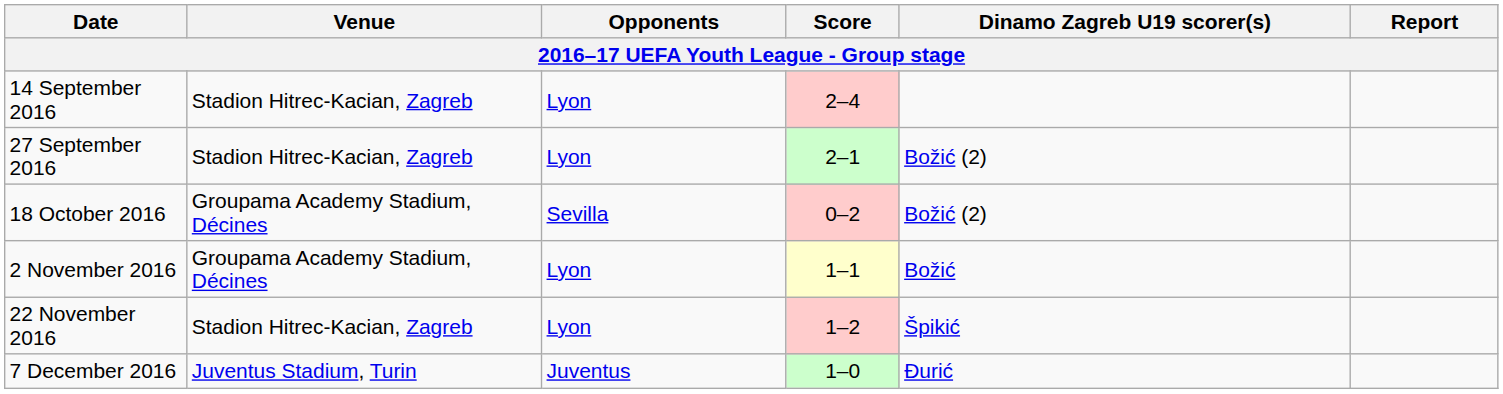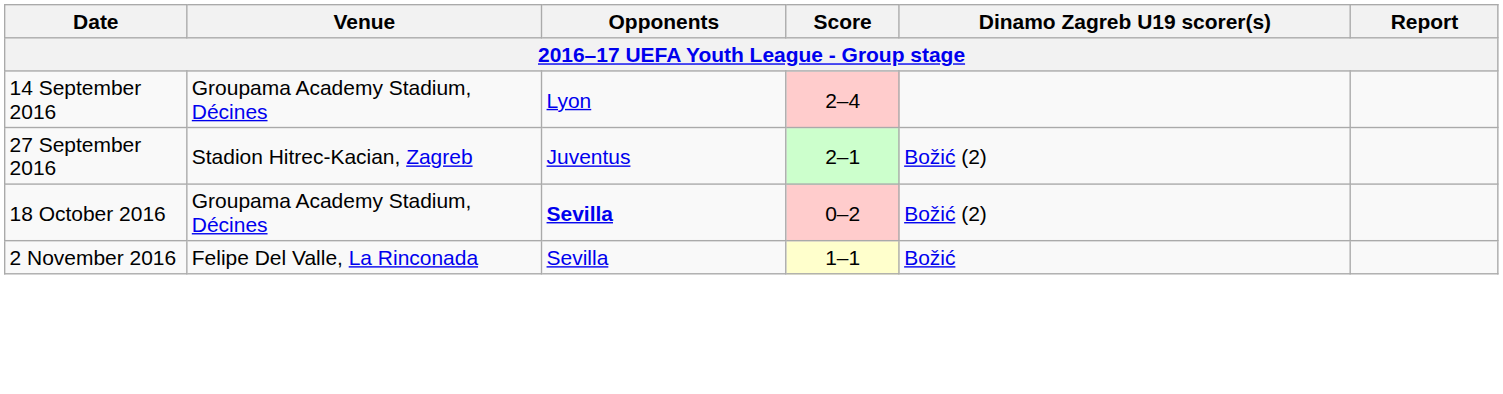(332, 100) Stadion Hitrec-Kacian, Zagreb -> (332, 100) Groupama Academy Stadium, Décines
(569, 156) Lyon -> (589, 156) Juventus
(577, 213) normal -> (580, 213) bold
(332, 270) Groupama Academy Stadium, Décines -> (335, 258) Felipe Del Valle, La Rinconada
(569, 270) Lyon -> (577, 258) Sevilla
- row: (72, 326)
- row: (93, 371)
